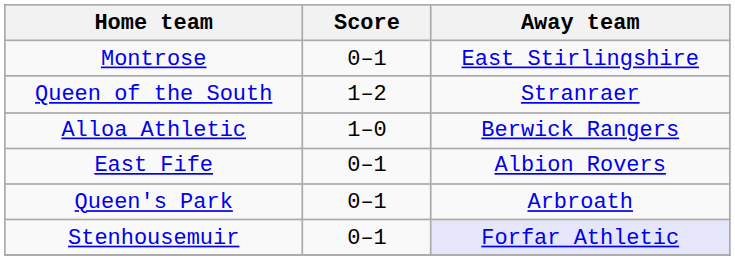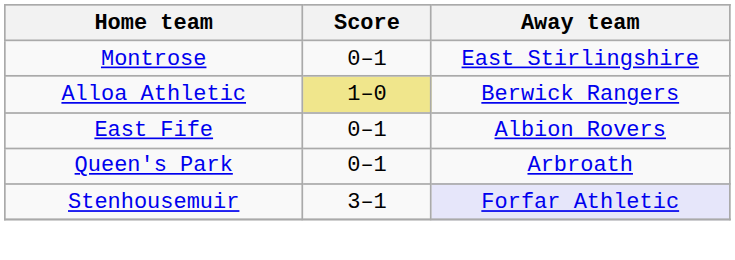- row: (154, 94)
(367, 130) no background -> (367, 94) khaki background
(367, 238) 0–1 -> (367, 202) 3–1
